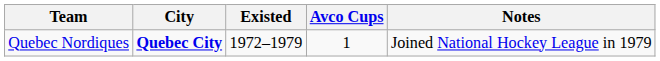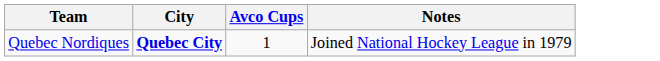- column: (266, 17)
